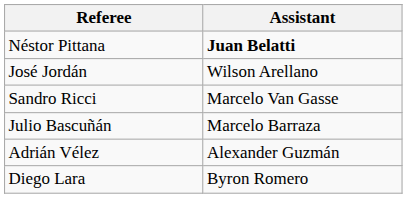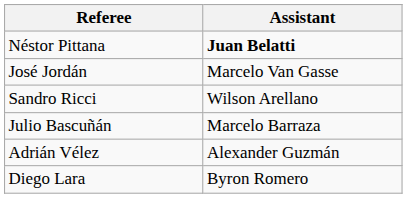(263, 71) Wilson Arellano -> (273, 71) Marcelo Van Gasse
(273, 98) Marcelo Van Gasse -> (263, 98) Wilson Arellano
